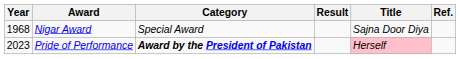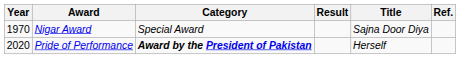(18, 29) 1968 -> (18, 29) 1970
(18, 45) 2023 -> (18, 45) 2020
(370, 45) pink background -> (370, 45) no background
